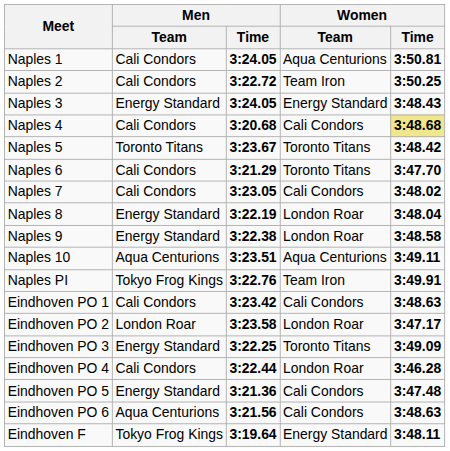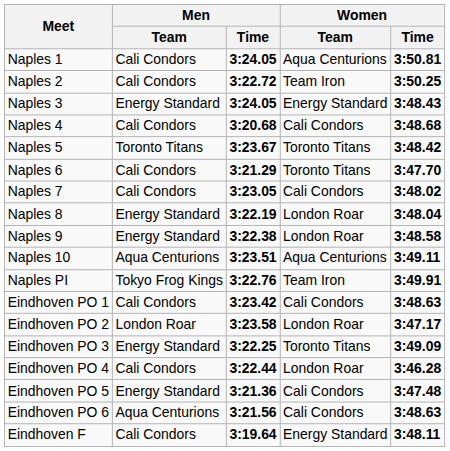(418, 125) khaki background -> (418, 125) no background
(169, 434) Tokyo Frog Kings -> (156, 434) Cali Condors
